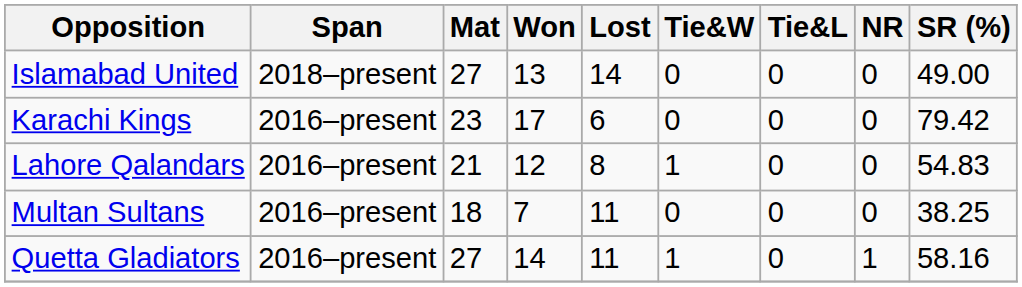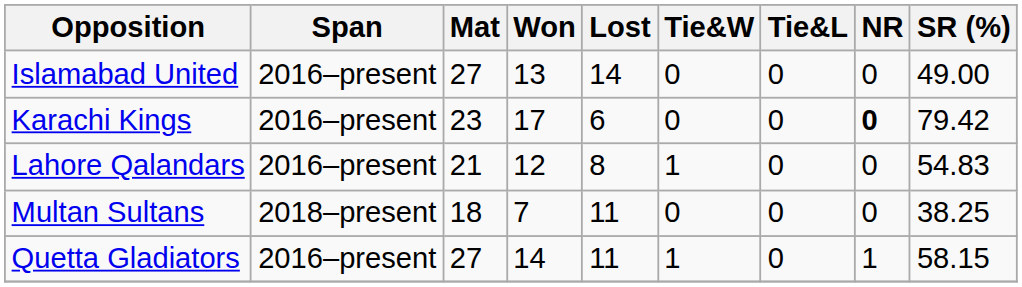(347, 73) 2018–present -> (347, 73) 2016–present
(870, 119) normal -> (870, 119) bold
(347, 212) 2016–present -> (347, 212) 2018–present
(953, 258) 58.16 -> (953, 258) 58.15
